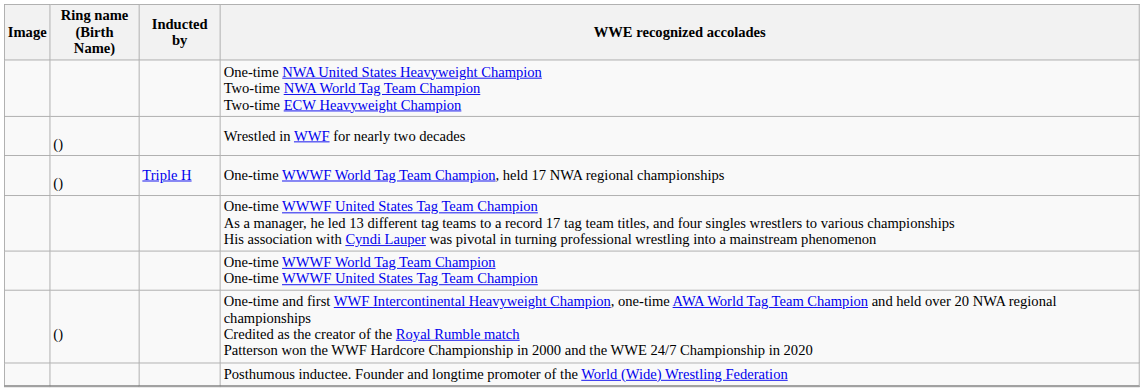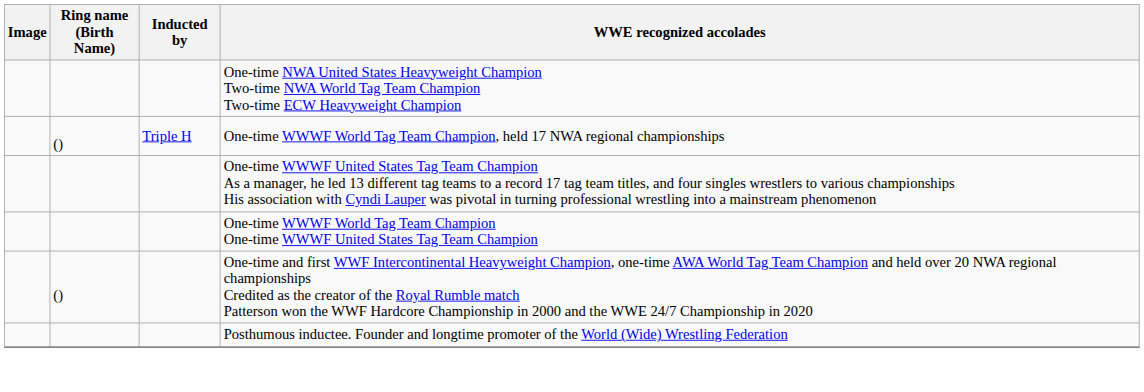- row: (345, 135)
